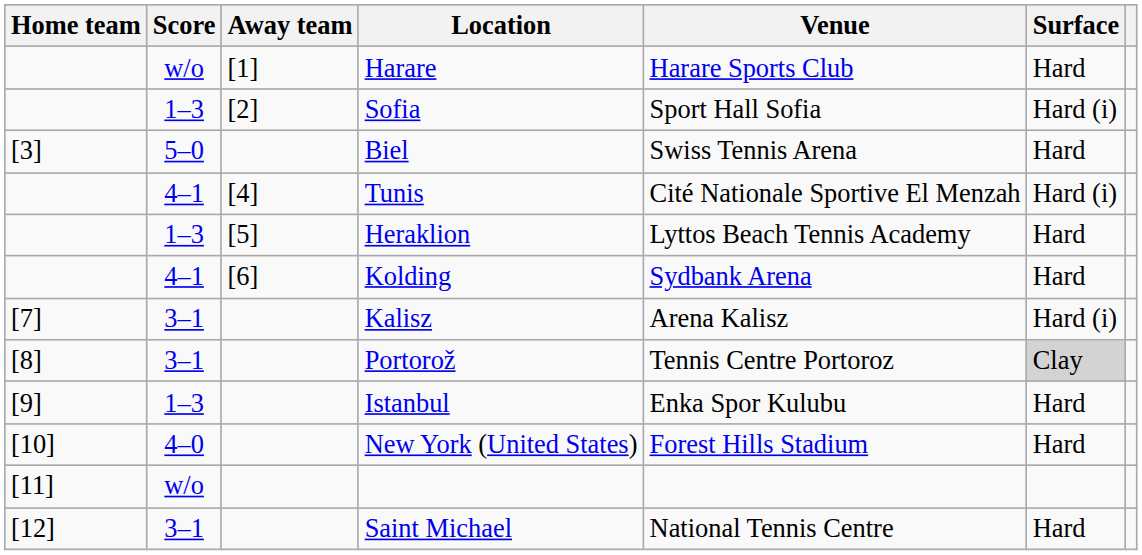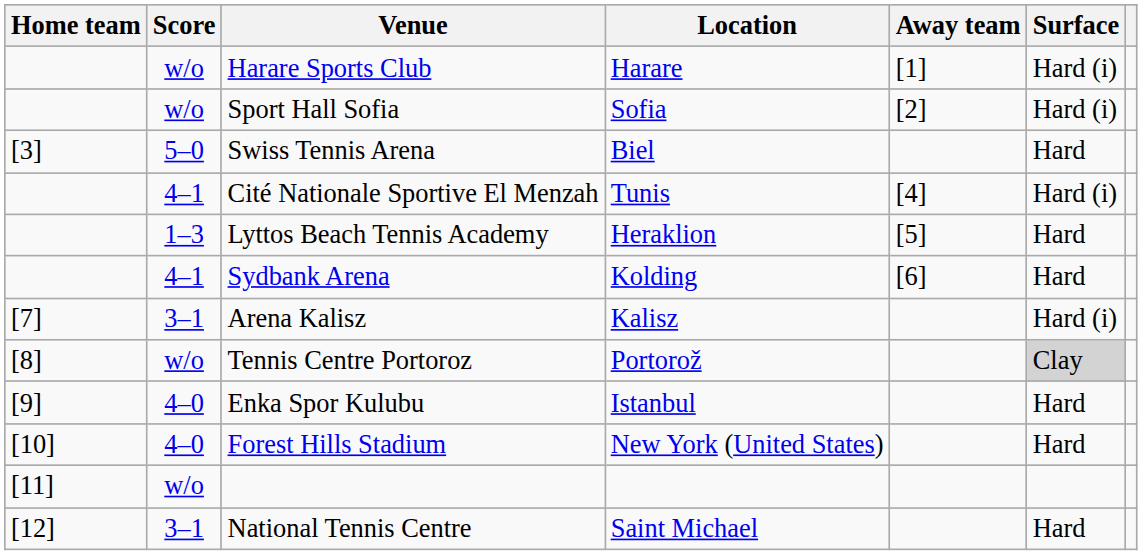columns swapped: (290, 25) <-> (835, 25)
(1059, 67) Hard -> (1075, 67) Hard (i)
(184, 109) 1–3 -> (184, 109) w/o
(184, 360) 3–1 -> (184, 360) w/o
(184, 402) 1–3 -> (184, 402) 4–0
